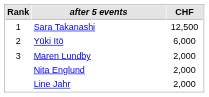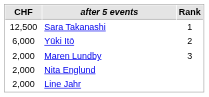columns swapped: (18, 12) <-> (184, 12)
